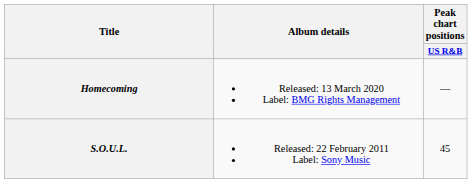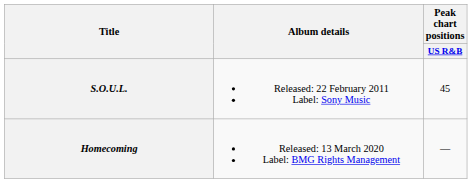rows swapped: (109, 148) <-> (109, 88)
